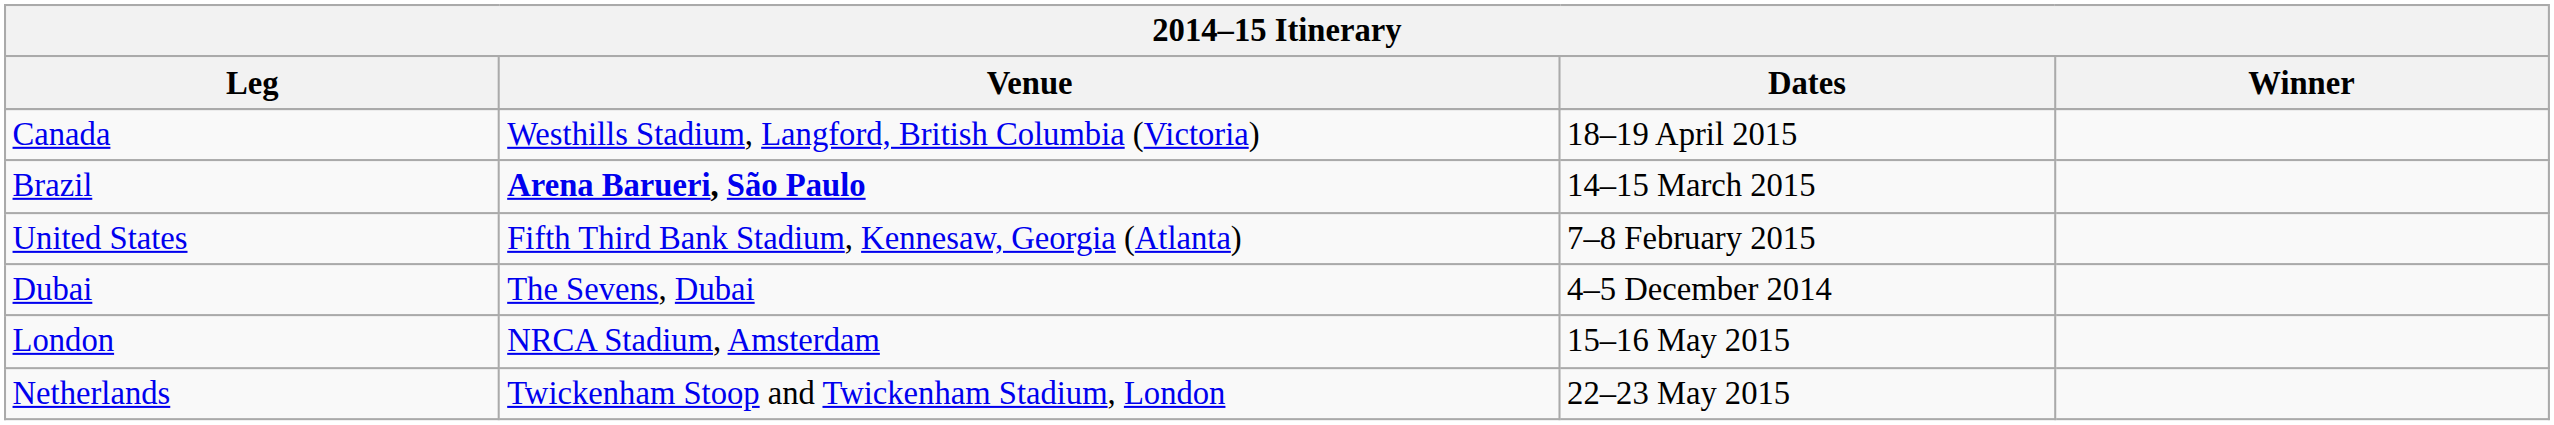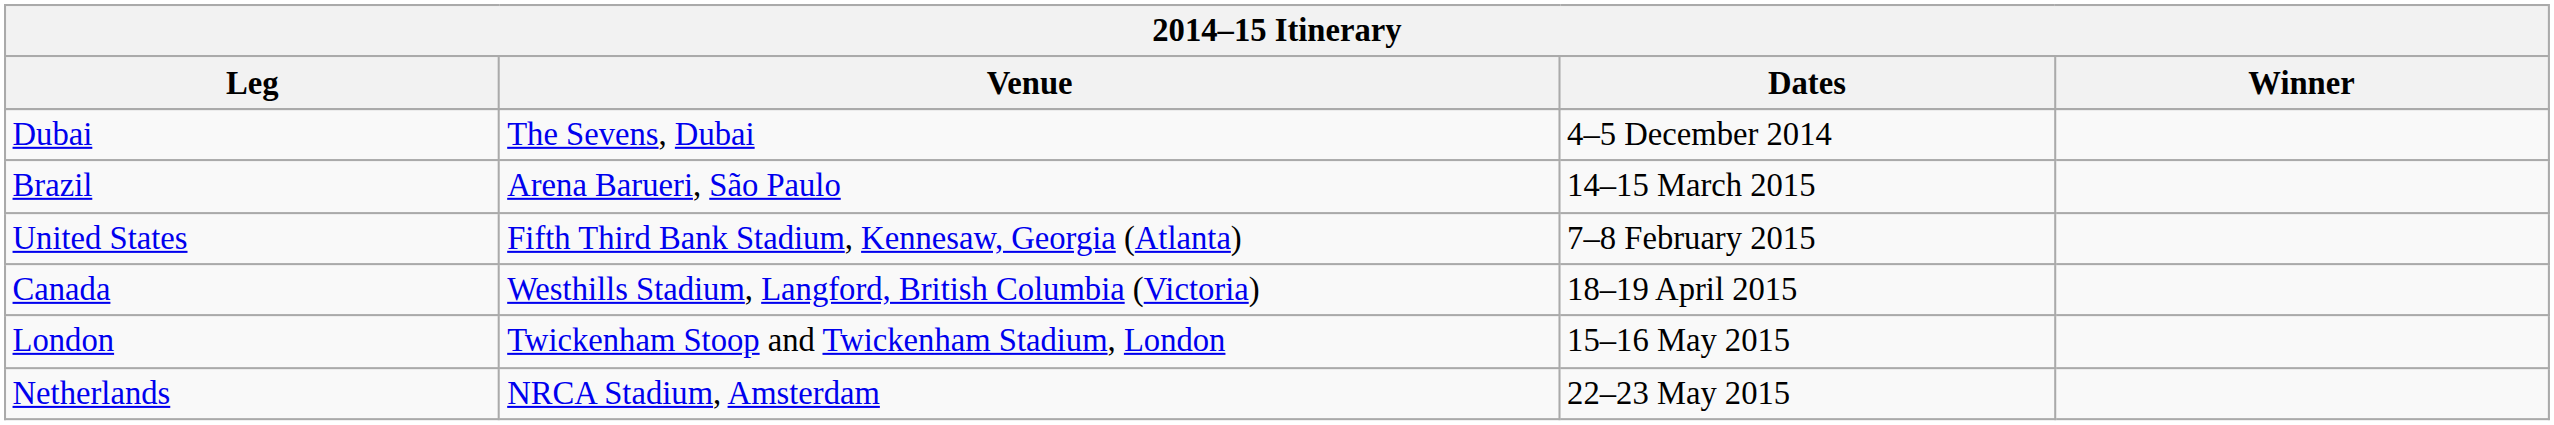rows swapped: (52, 289) <-> (61, 133)
(686, 185) bold -> (674, 185) normal
(694, 340) NRCA Stadium, Amsterdam -> (866, 340) Twickenham Stoop and Twickenham Stadium, London
(866, 392) Twickenham Stoop and Twickenham Stadium, London -> (694, 392) NRCA Stadium, Amsterdam
